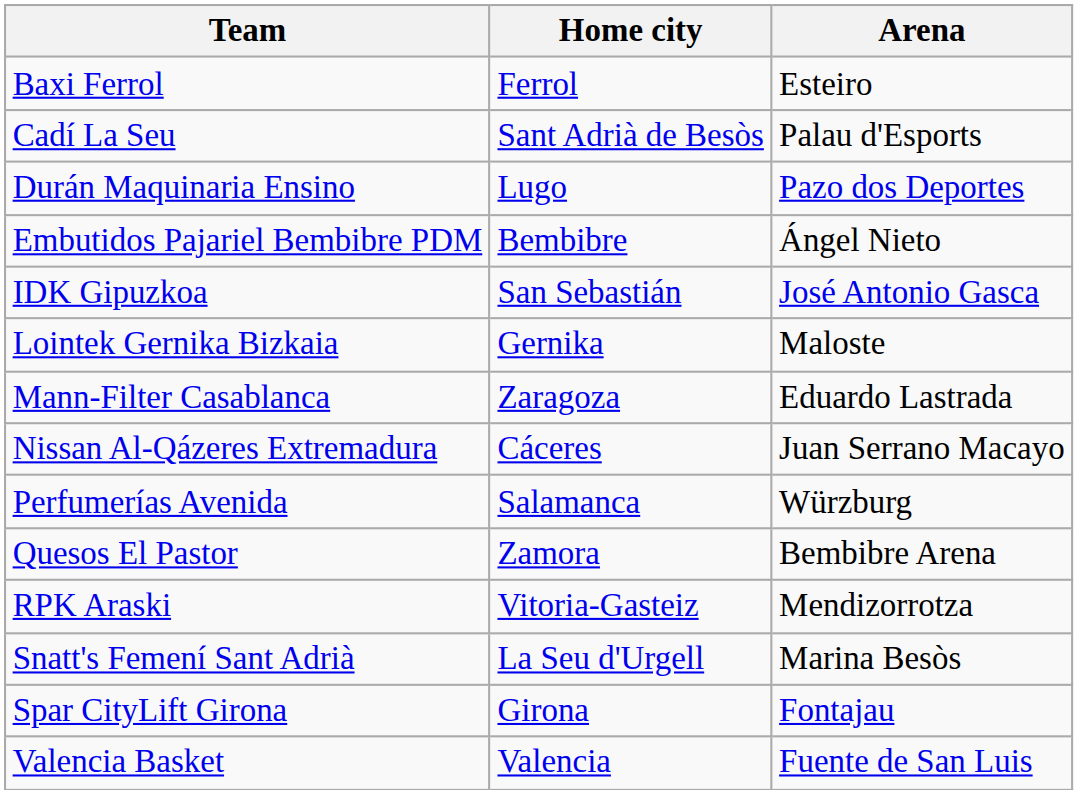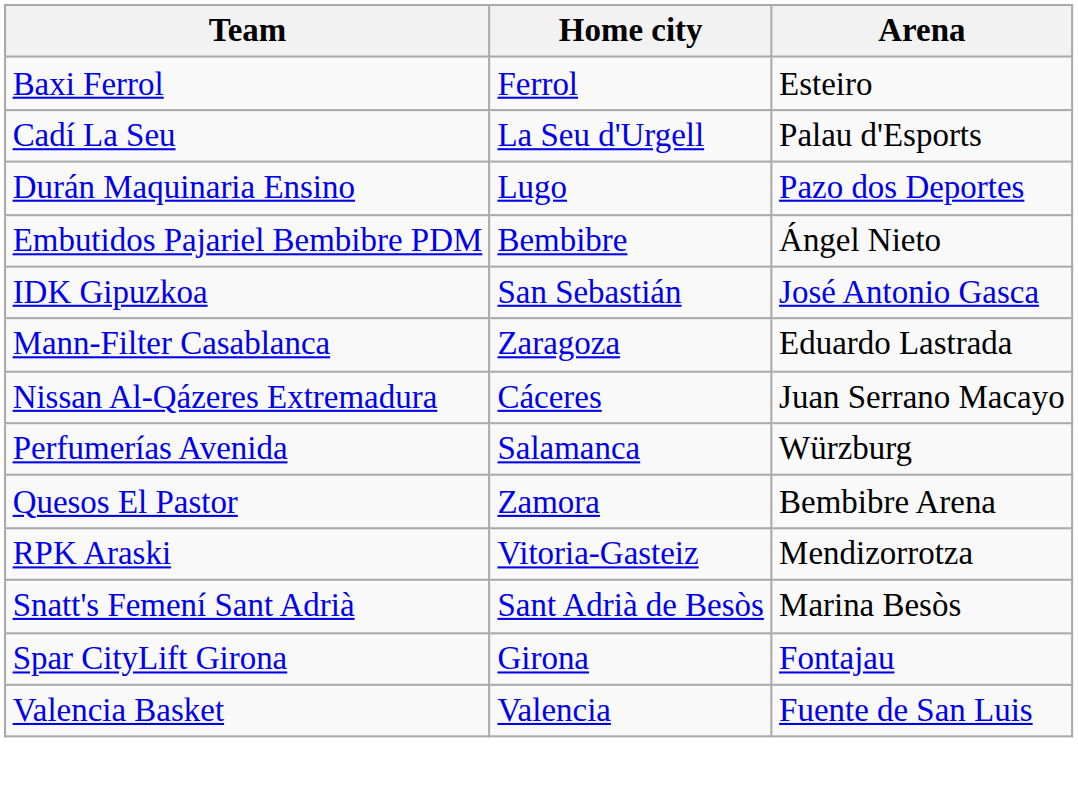(631, 135) Sant Adrià de Besòs -> (601, 135) La Seu d'Urgell
- row: (176, 344)
(601, 657) La Seu d'Urgell -> (631, 605) Sant Adrià de Besòs
